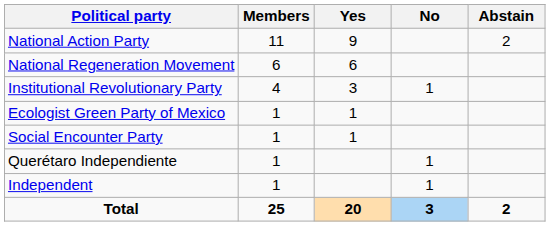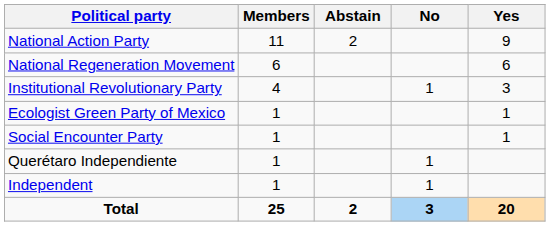columns swapped: (353, 16) <-> (506, 16)
